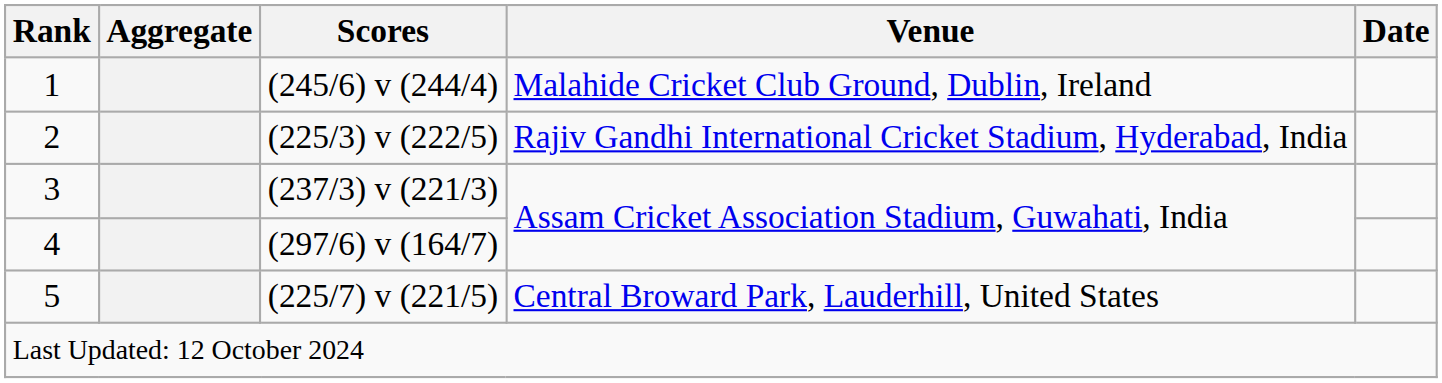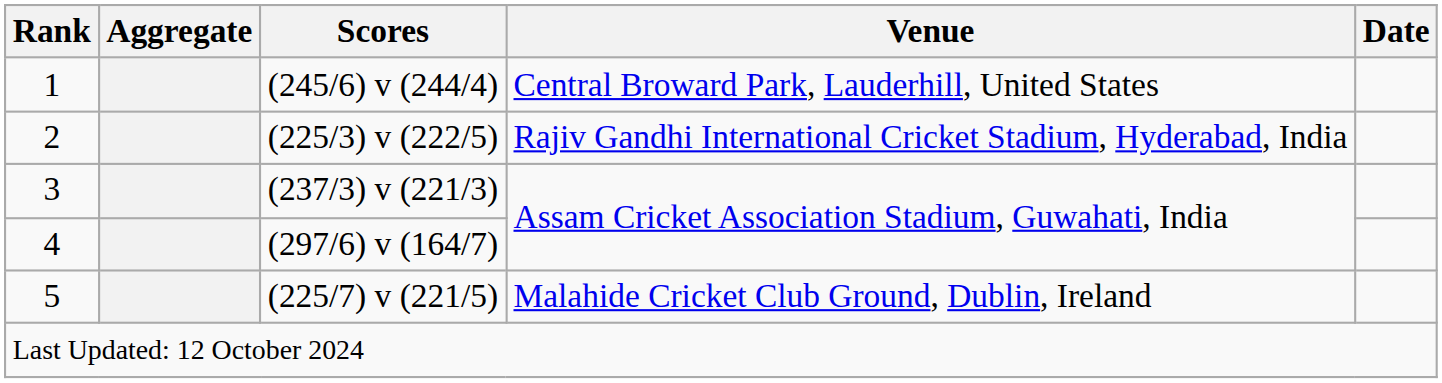(833, 84) Malahide Cricket Club Ground, Dublin, Ireland -> (836, 84) Central Broward Park, Lauderhill, United States
(836, 296) Central Broward Park, Lauderhill, United States -> (833, 296) Malahide Cricket Club Ground, Dublin, Ireland
